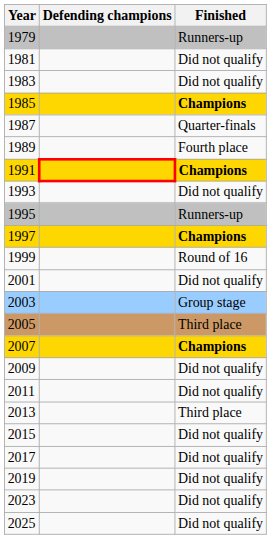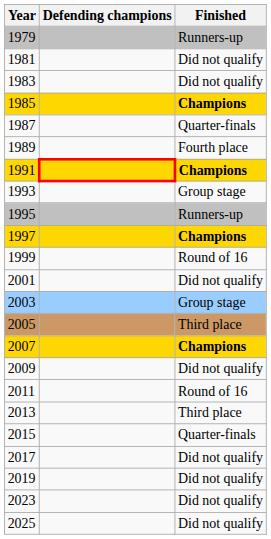(221, 192) Did not qualify -> (212, 192) Group stage
(221, 390) Did not qualify -> (213, 390) Round of 16
(221, 434) Did not qualify -> (217, 434) Quarter-finals
